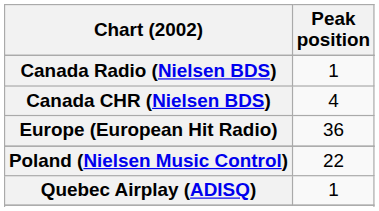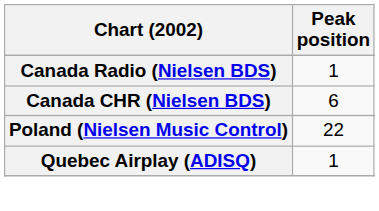(333, 100) 4 -> (333, 100) 6
- row: (148, 130)
